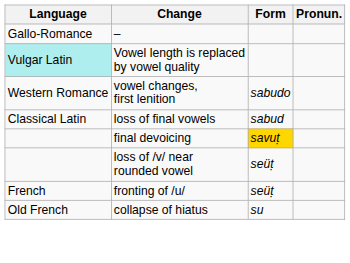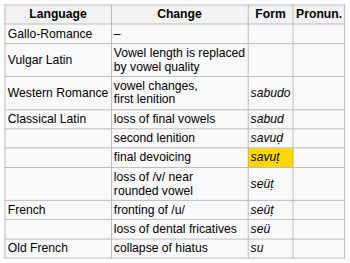(40, 60) paleturquoise background -> (40, 60) no background
+ row: (154, 138)
+ row: (175, 229)
